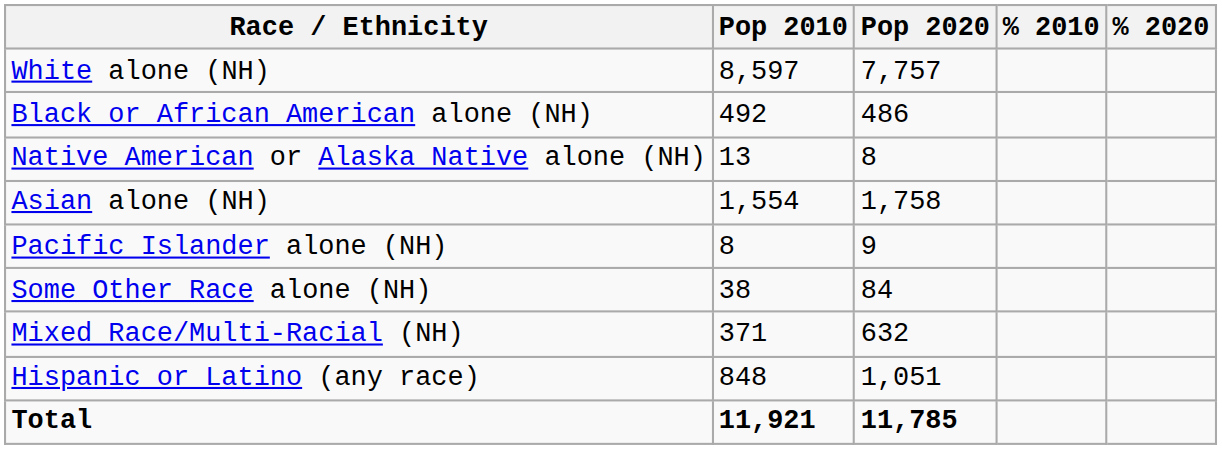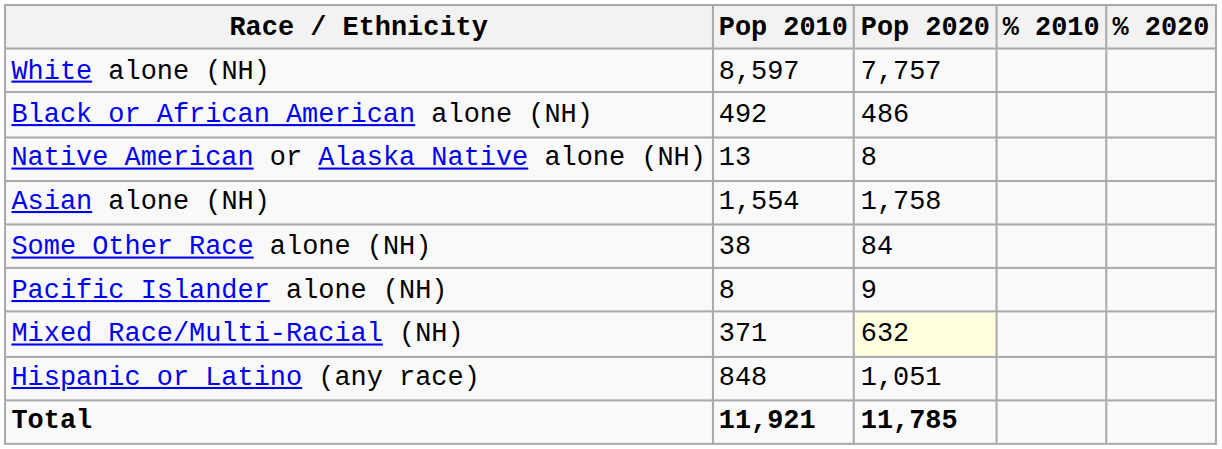rows swapped: (229, 246) <-> (221, 290)
(885, 334) no background -> (885, 334) lightyellow background
